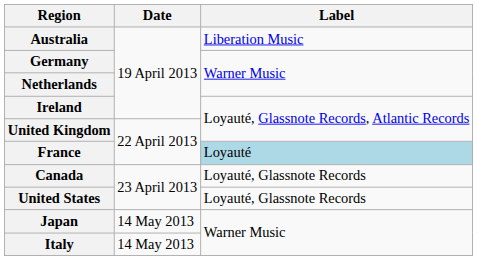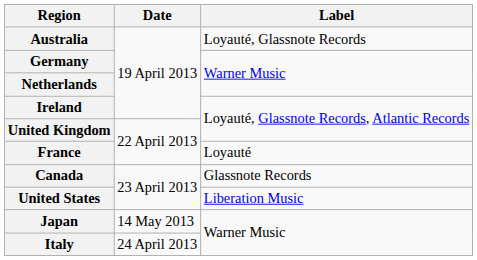(254, 38) Liberation Music -> (285, 38) Loyauté, Glassnote Records
(227, 152) lightblue background -> (227, 152) no background
(285, 175) Loyauté, Glassnote Records -> (258, 175) Glassnote Records
(285, 198) Loyauté, Glassnote Records -> (254, 198) Liberation Music
(156, 244) 14 May 2013 -> (157, 244) 24 April 2013
